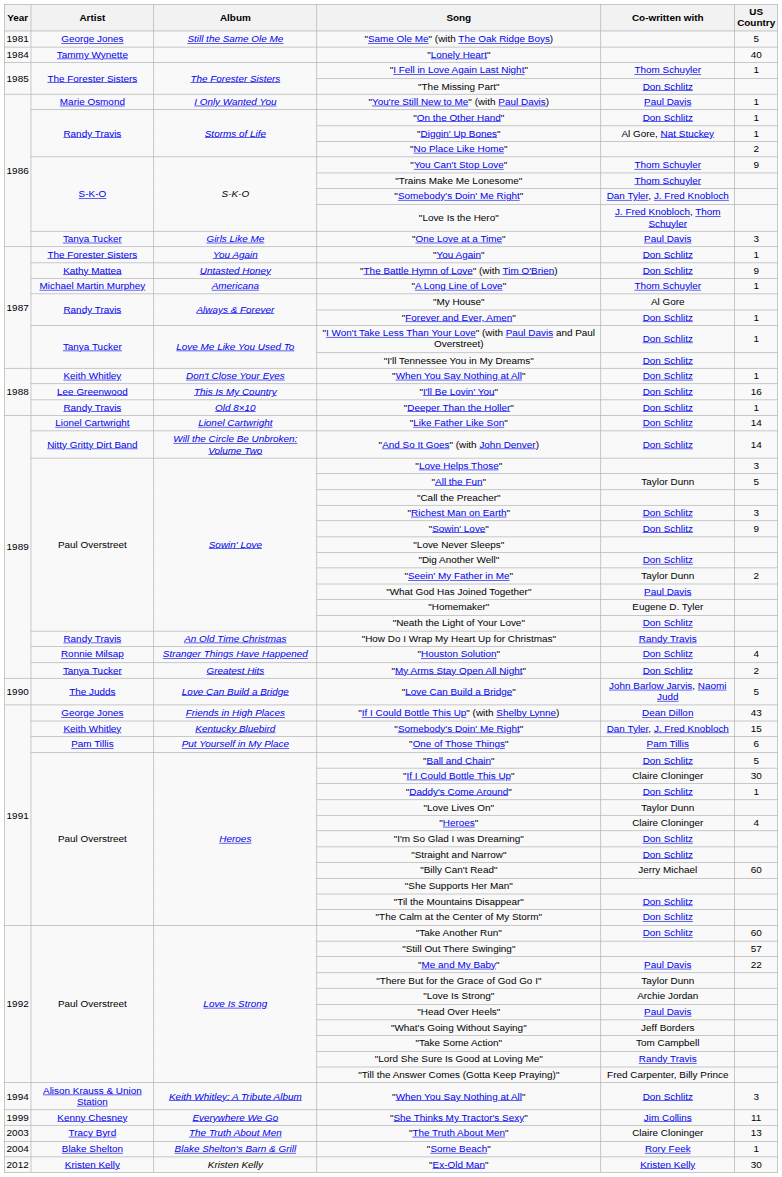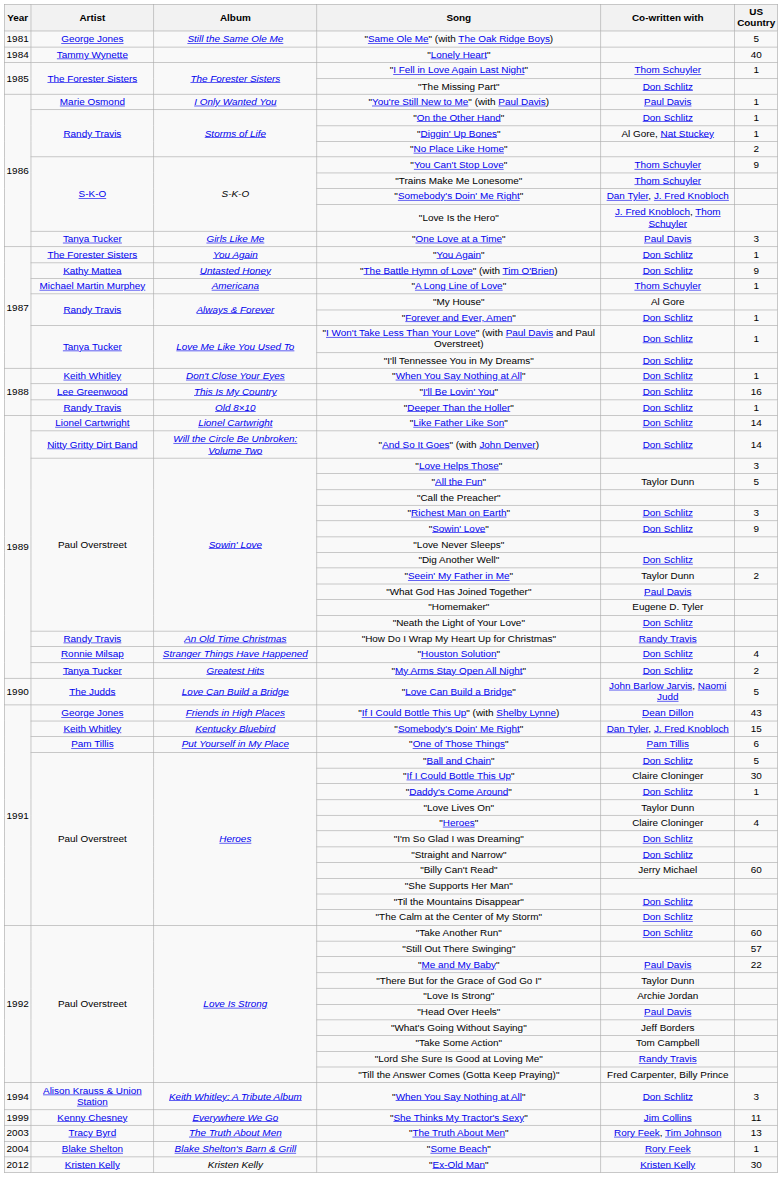(668, 1133) Claire Cloninger -> (668, 1133) Rory Feek, Tim Johnson
